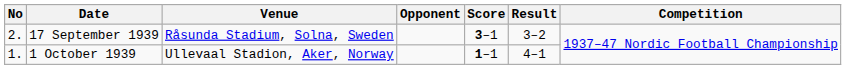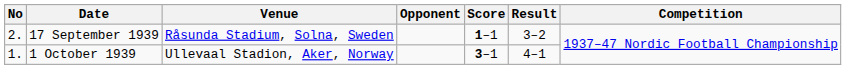(486, 35) 3–1 -> (486, 35) 1–1
(486, 55) 1–1 -> (486, 55) 3–1
